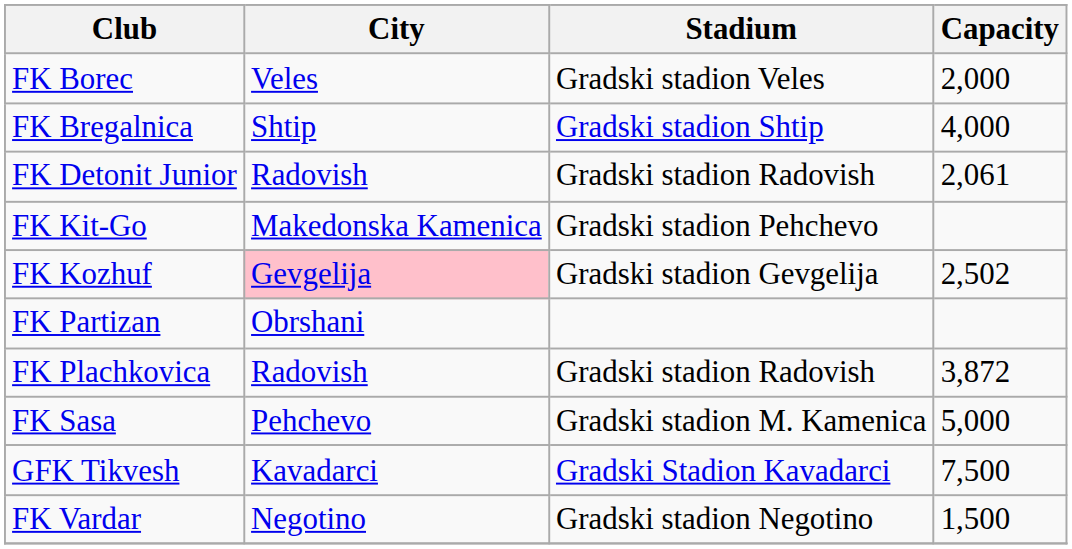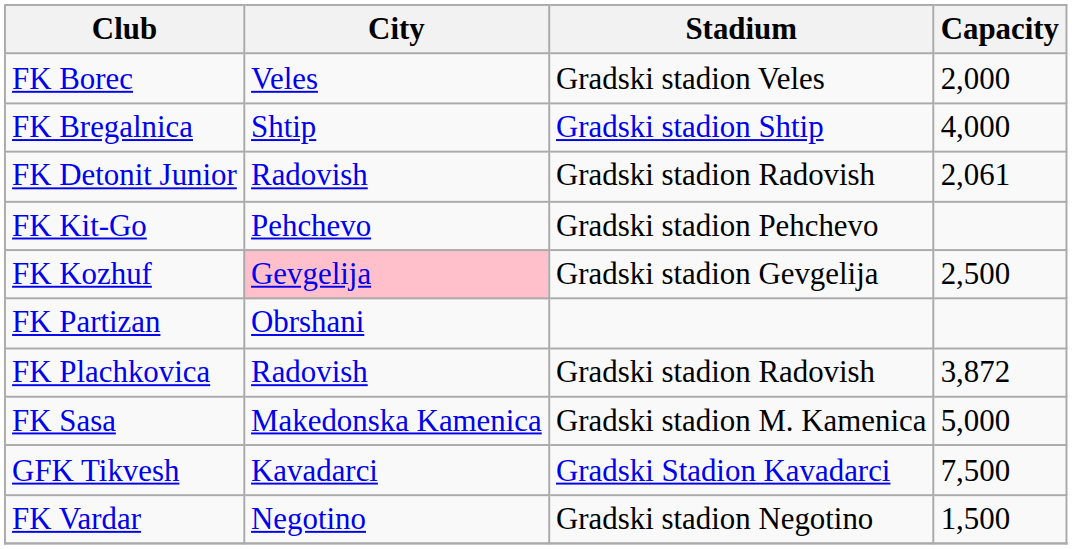(396, 224) Makedonska Kamenica -> (311, 224) Pehchevo
(975, 273) 2,502 -> (975, 273) 2,500
(311, 420) Pehchevo -> (396, 420) Makedonska Kamenica
